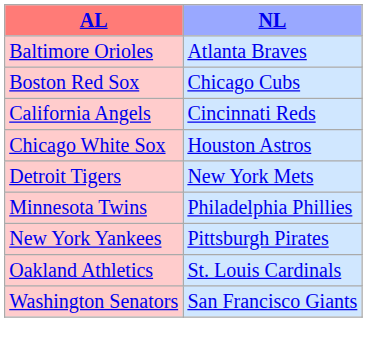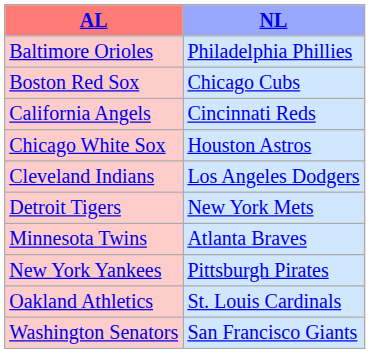(247, 51) Atlanta Braves -> (270, 51) Philadelphia Phillies
+ row: (82, 176)
(270, 207) Philadelphia Phillies -> (247, 238) Atlanta Braves
